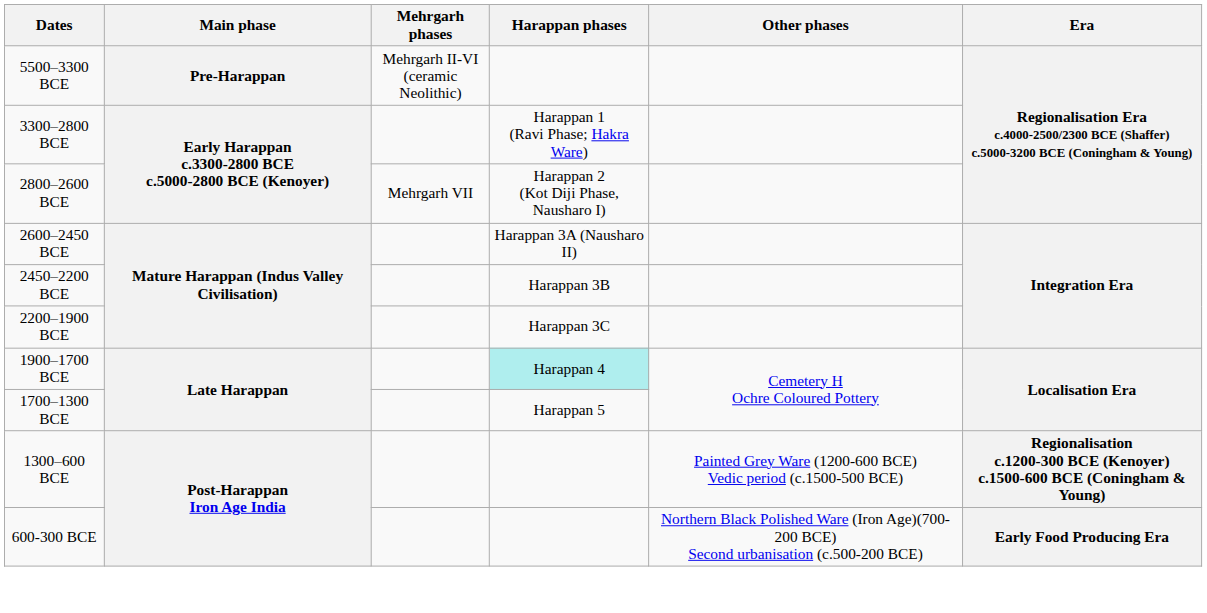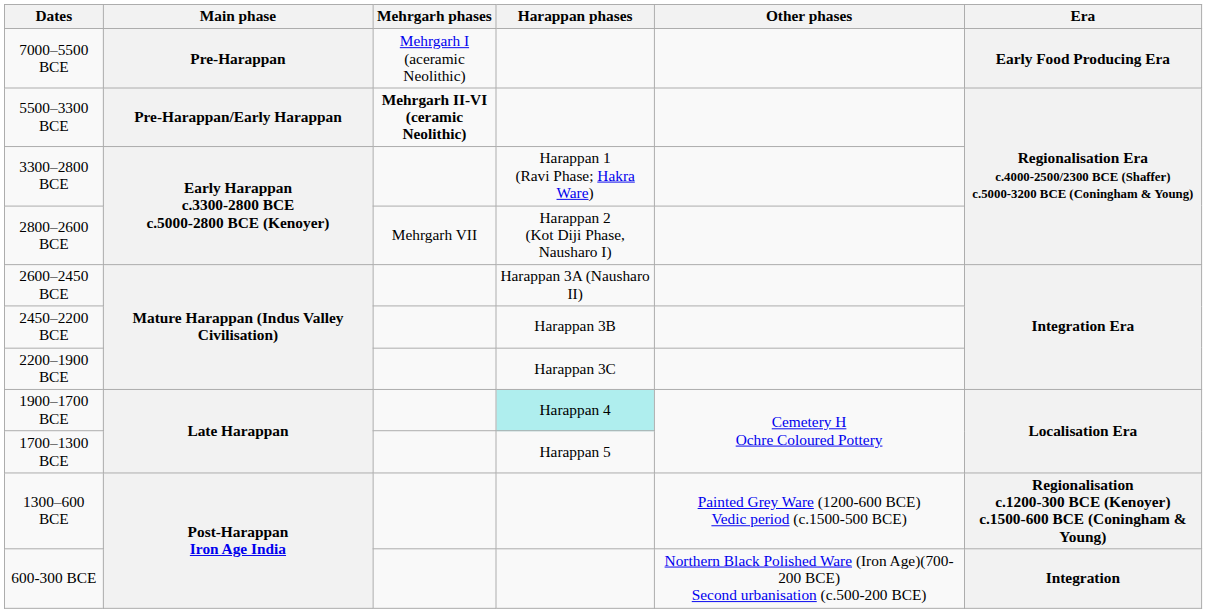+ row: (54, 58)
(238, 75) Pre-Harappan -> (238, 117) Pre-Harappan/Early Harappan
(430, 75) normal -> (434, 117) bold
(1082, 536) Early Food Producing Era -> (1083, 578) Integration
